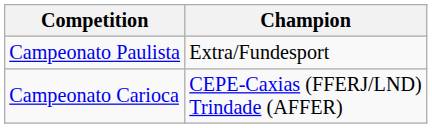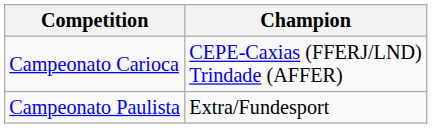rows swapped: (94, 95) <-> (95, 52)
